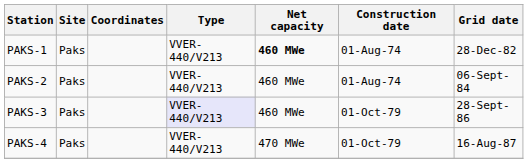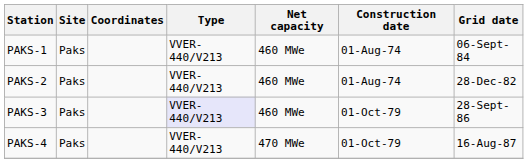(281, 51) bold -> (281, 51) normal
(486, 51) 28-Dec-82 -> (483, 51) 06-Sept-84
(483, 81) 06-Sept-84 -> (486, 81) 28-Dec-82
